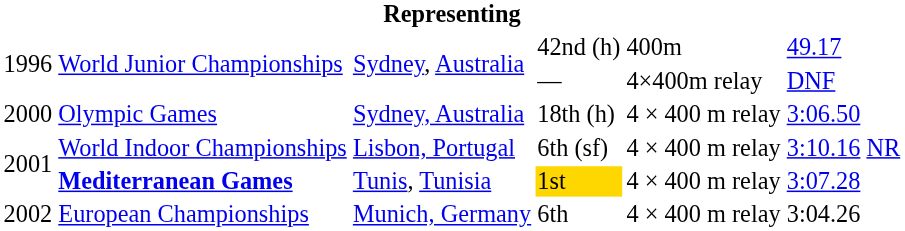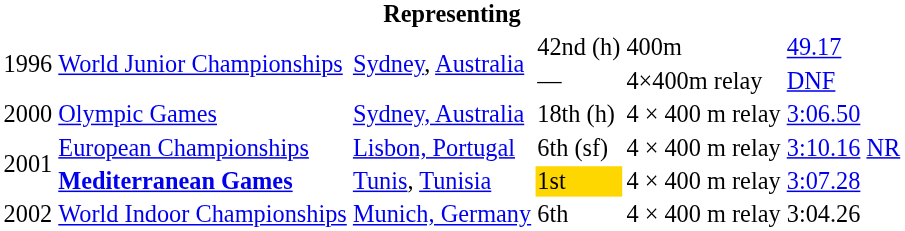(203, 147) World Indoor Championships -> (184, 147) European Championships
(184, 214) European Championships -> (203, 214) World Indoor Championships
